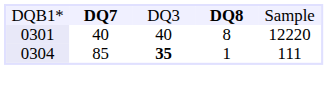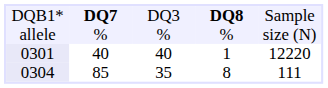+ row: (38, 34)
(227, 34) 8 -> (227, 53) 1
(164, 53) bold -> (164, 72) normal
(227, 53) 1 -> (227, 72) 8
